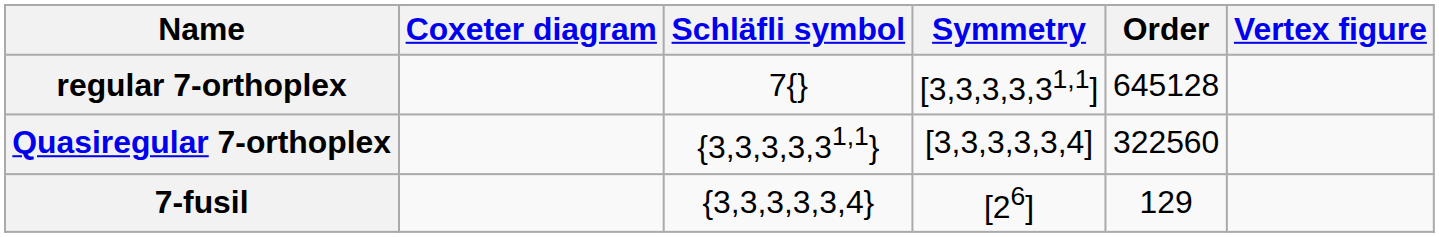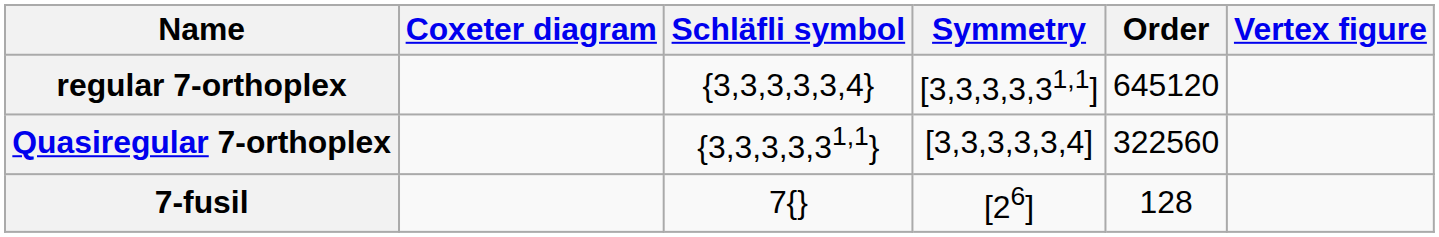(788, 84) 7{} -> (788, 84) {3,3,3,3,3,4}
(1166, 84) 645128 -> (1166, 84) 645120
(788, 202) {3,3,3,3,3,4} -> (788, 202) 7{}
(1166, 202) 129 -> (1166, 202) 128
